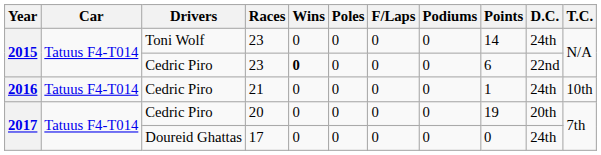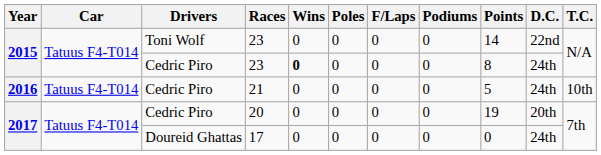(543, 40) 24th -> (545, 40) 22nd
(488, 64) 6 -> (488, 64) 8
(545, 64) 22nd -> (543, 64) 24th
(488, 88) 1 -> (488, 88) 5
